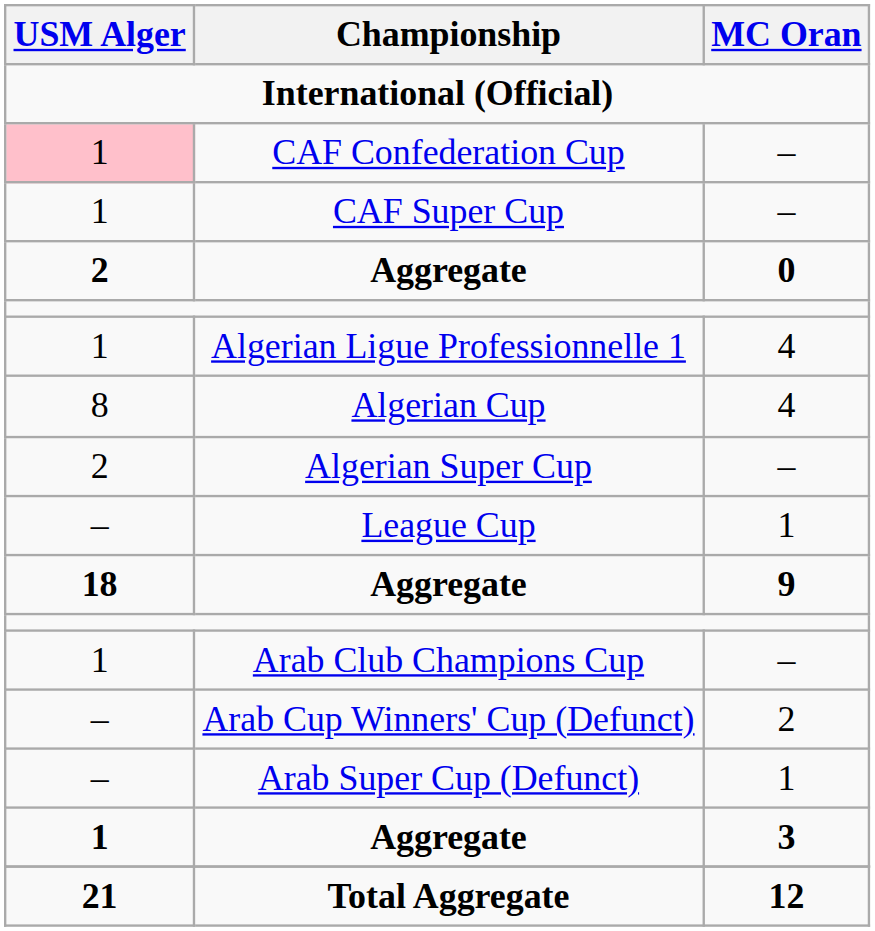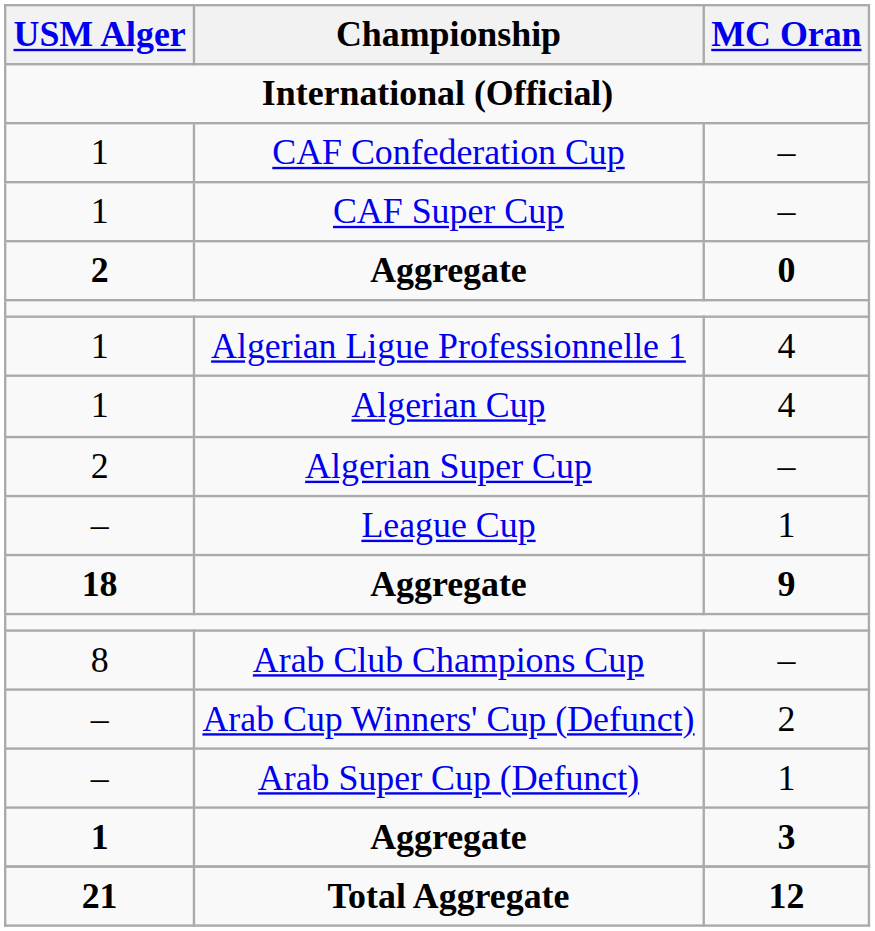(100, 152) pink background -> (100, 152) no background
(100, 405) 8 -> (100, 405) 1
(100, 659) 1 -> (100, 659) 8
